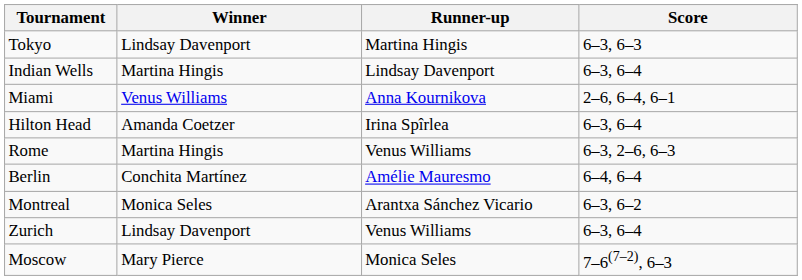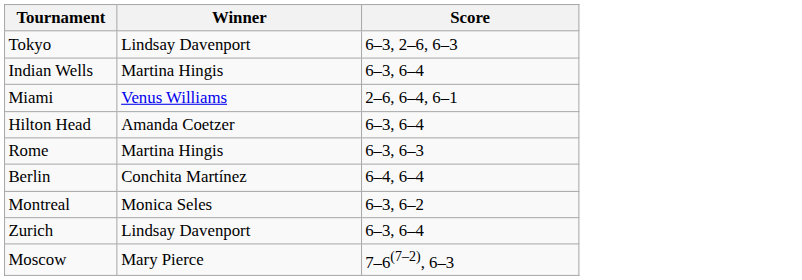- column: (470, 17)
(612, 44) 6–3, 6–3 -> (411, 44) 6–3, 2–6, 6–3
(629, 151) 6–3, 2–6, 6–3 -> (395, 151) 6–3, 6–3
